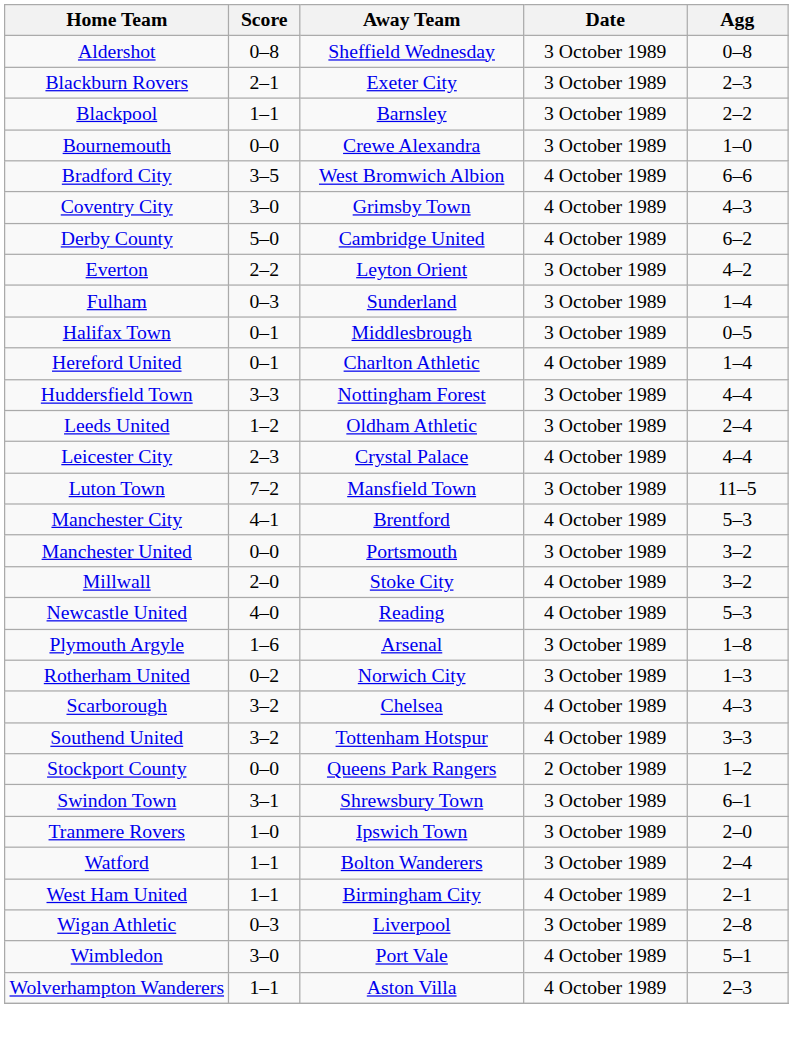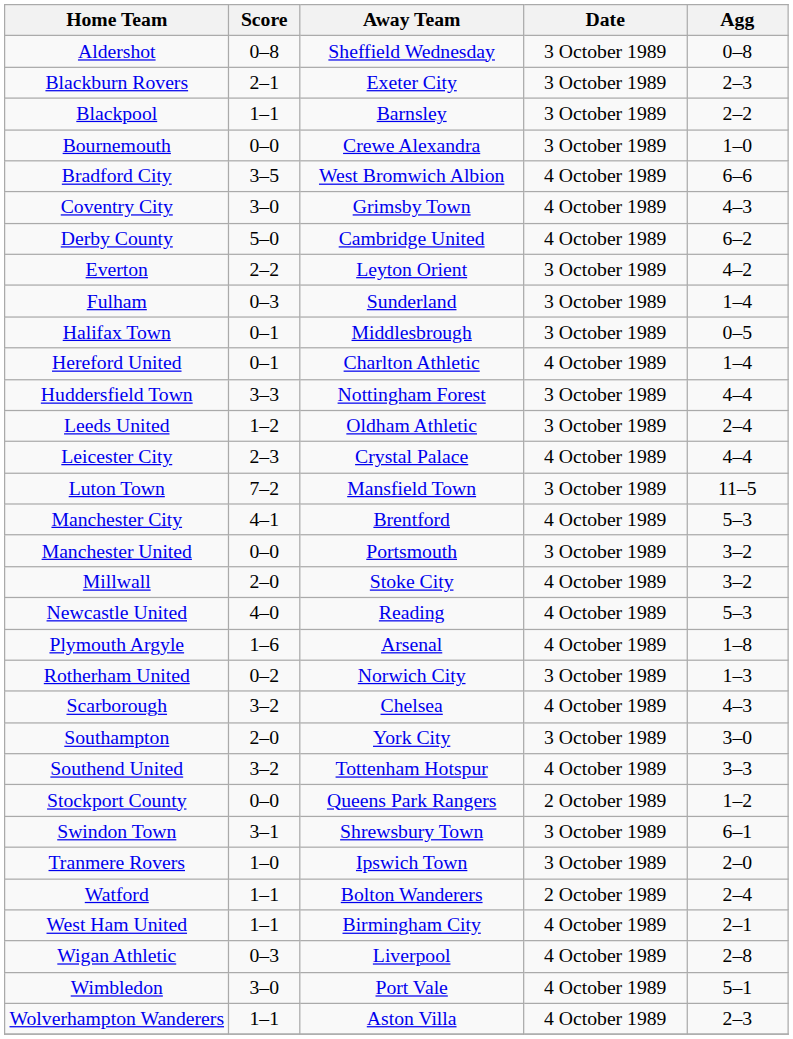(605, 644) 3 October 1989 -> (605, 644) 4 October 1989
+ row: (117, 737)
(605, 862) 3 October 1989 -> (605, 894) 2 October 1989
(605, 925) 3 October 1989 -> (605, 956) 4 October 1989
